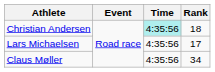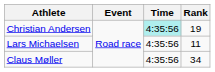(196, 28) 18 -> (196, 28) 19
(196, 44) 17 -> (196, 44) 11
